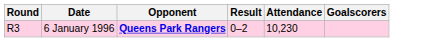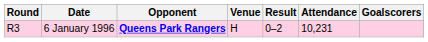+ column: (245, 12)
(282, 28) 10,230 -> (317, 28) 10,231
